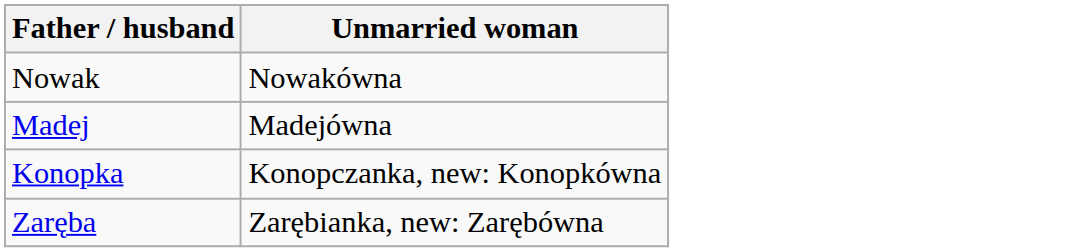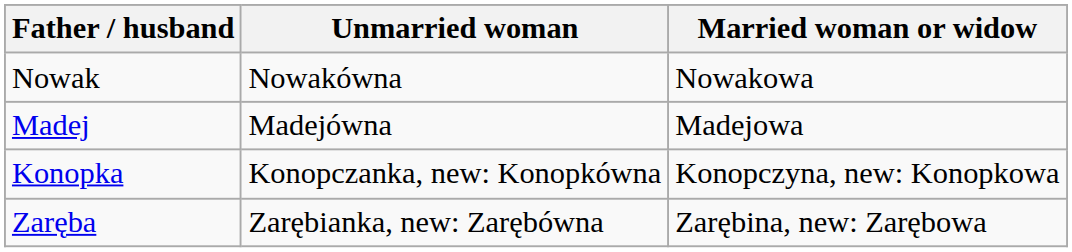+ column: (867, 28)
